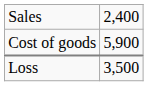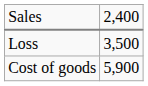rows swapped: (52, 42) <-> (23, 68)
